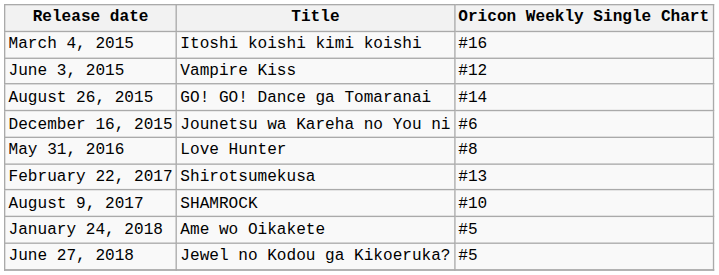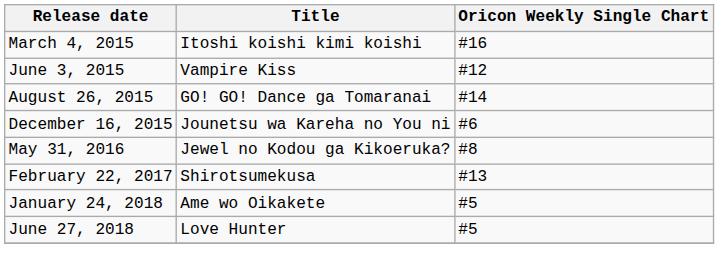(233, 150) Love Hunter -> (315, 150) Jewel no Kodou ga Kikoeruka?
- row: (76, 203)
(315, 256) Jewel no Kodou ga Kikoeruka? -> (233, 230) Love Hunter
